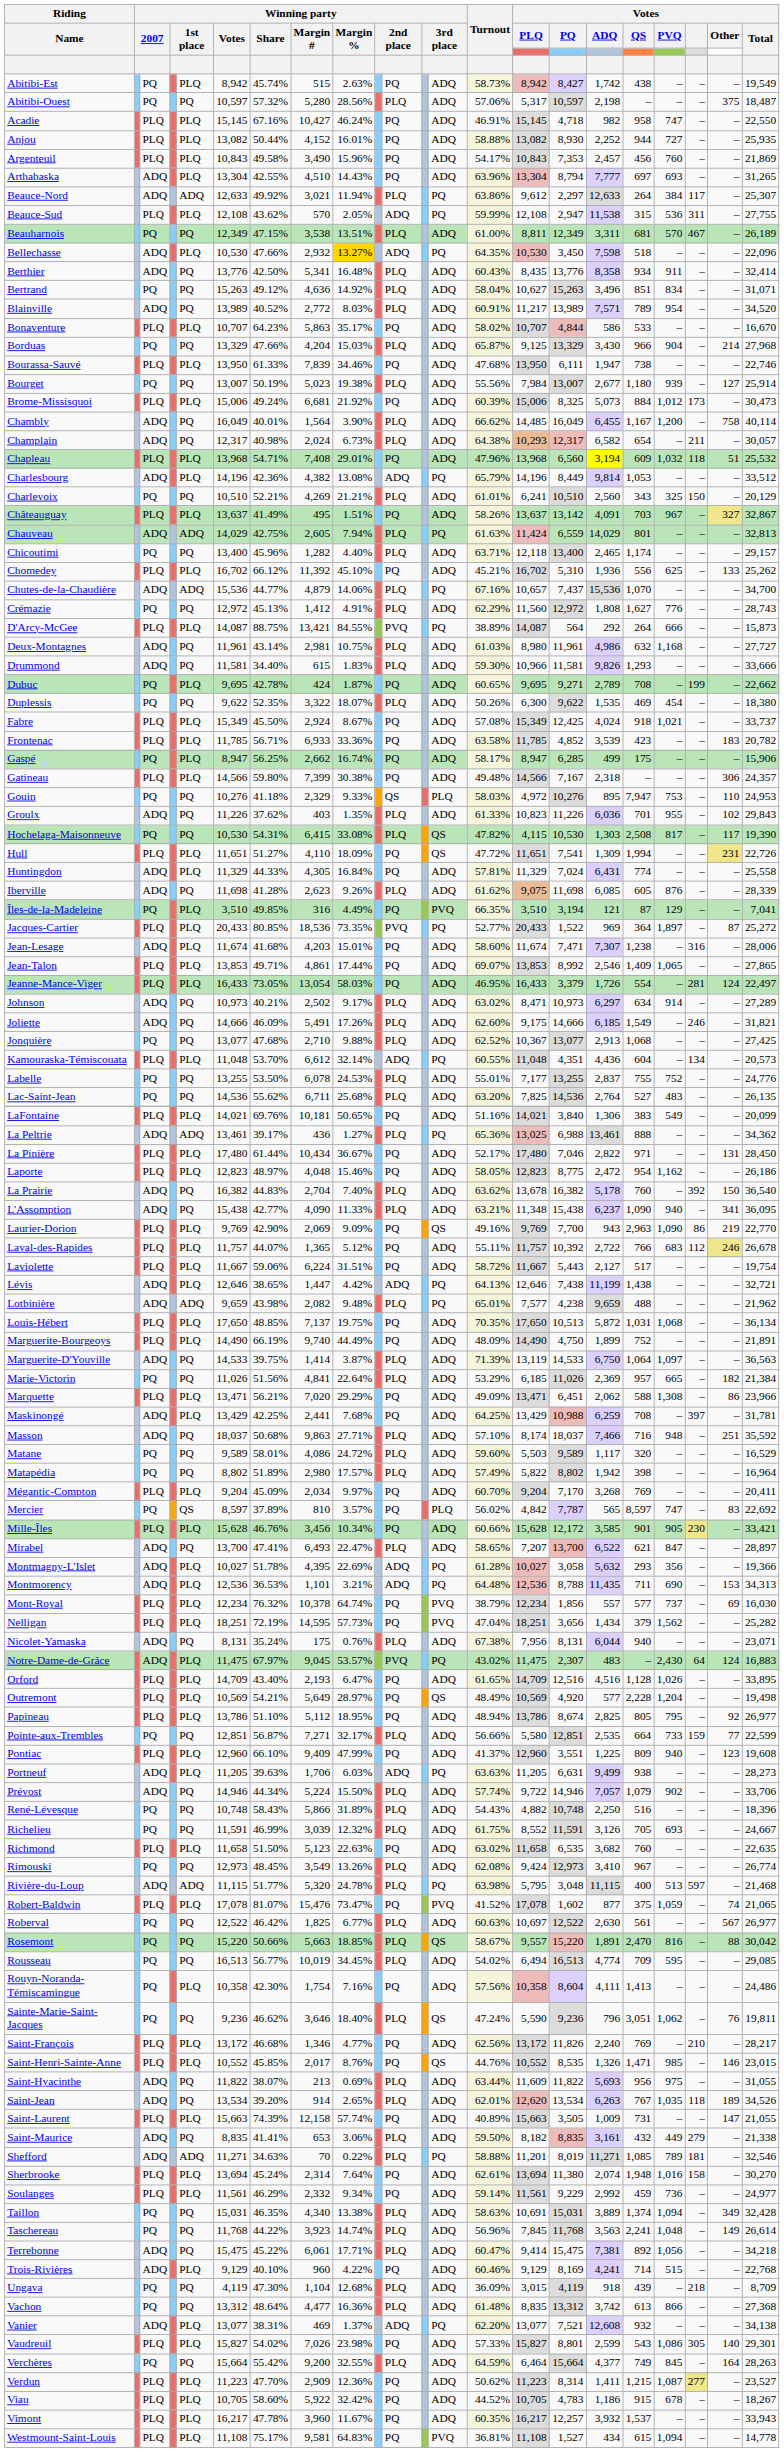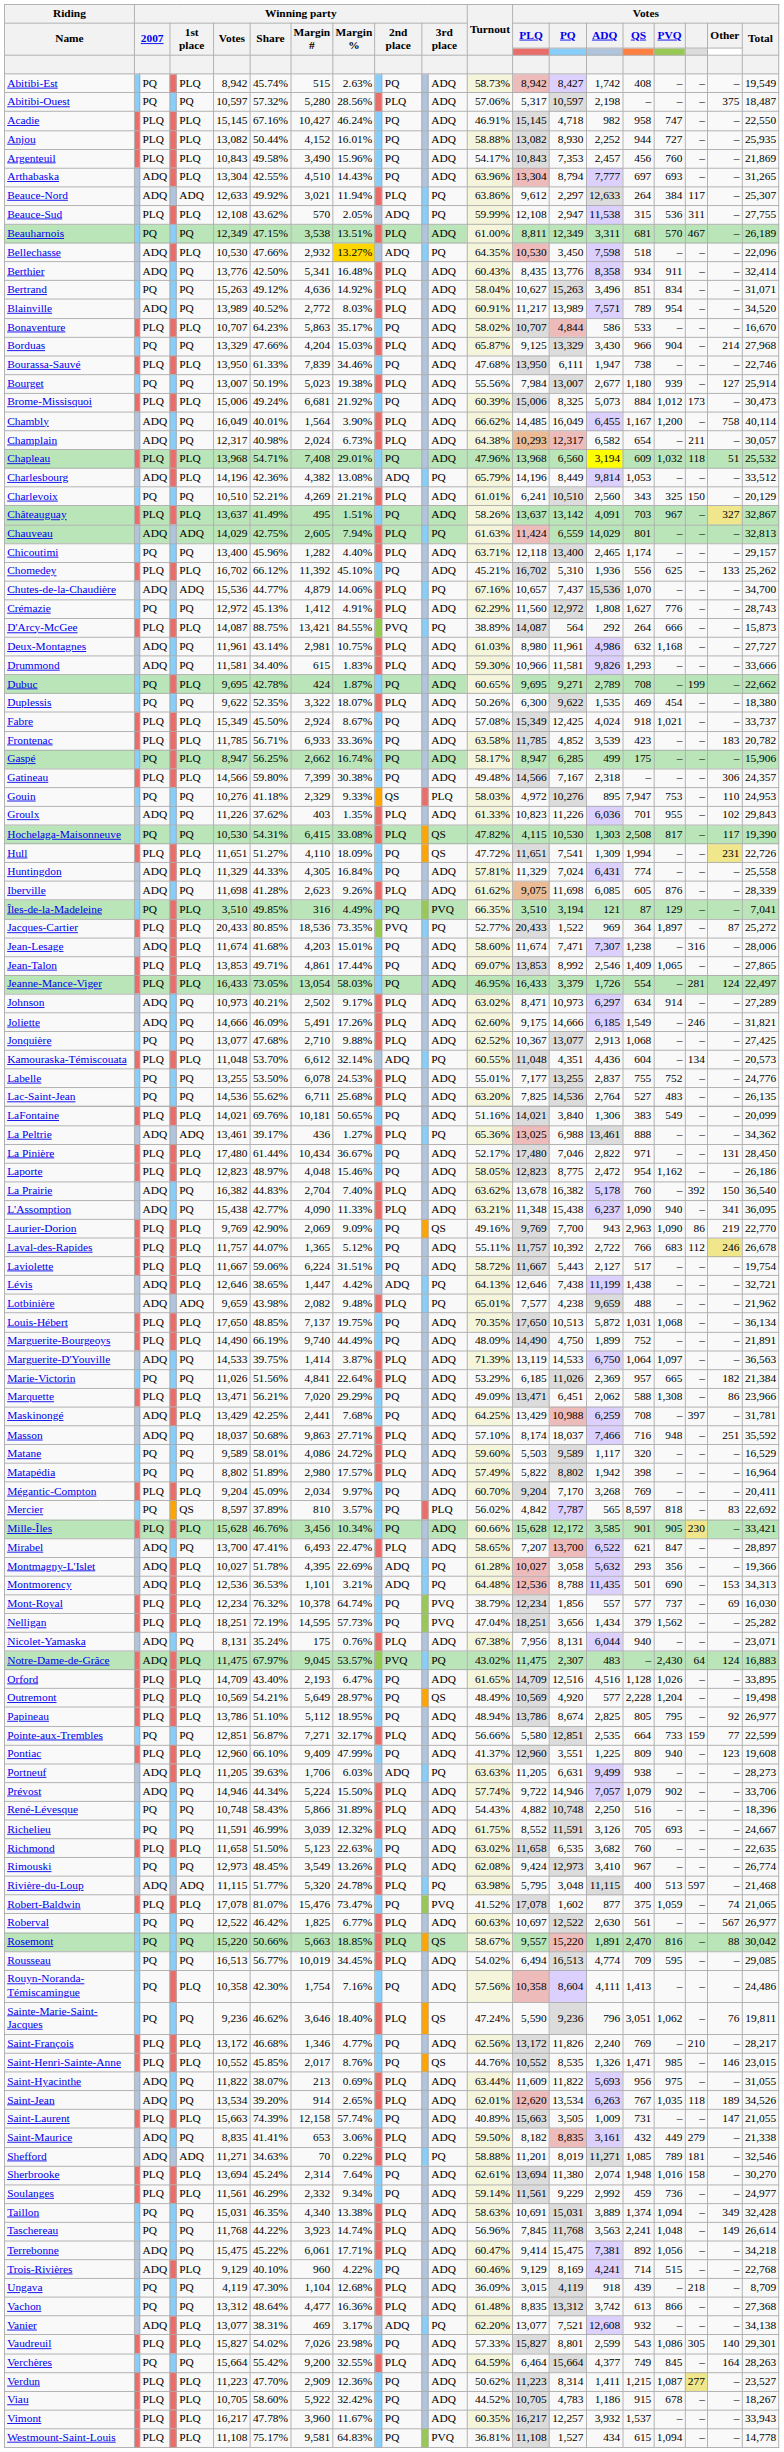(643, 83) 438 -> (643, 83) 408
(674, 1510) 747 -> (674, 1510) 818
(643, 1585) 711 -> (643, 1585) 501
(358, 2325) 1.37% -> (358, 2325) 3.17%
